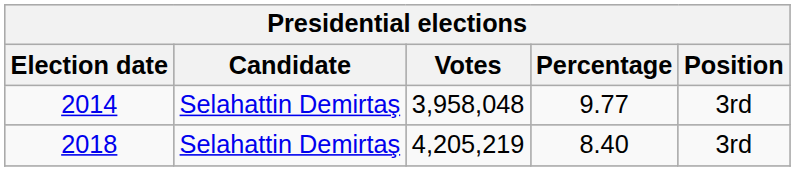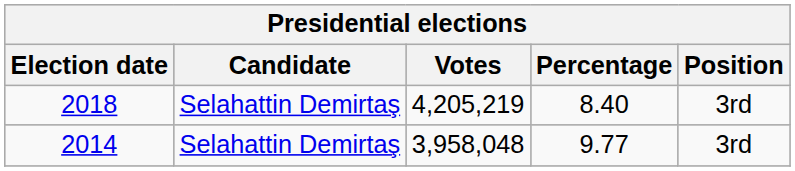rows swapped: (89, 104) <-> (89, 144)
